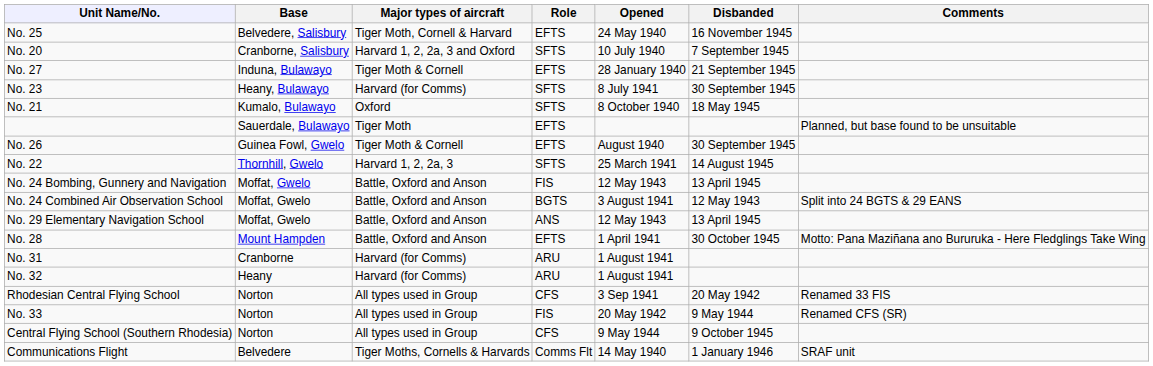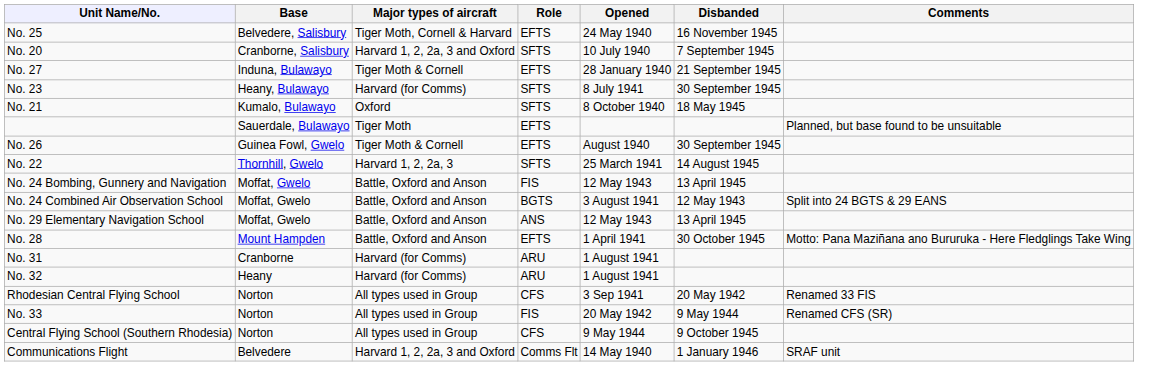(442, 351) Tiger Moths, Cornells & Harvards -> (435, 351) Harvard 1, 2, 2a, 3 and Oxford
